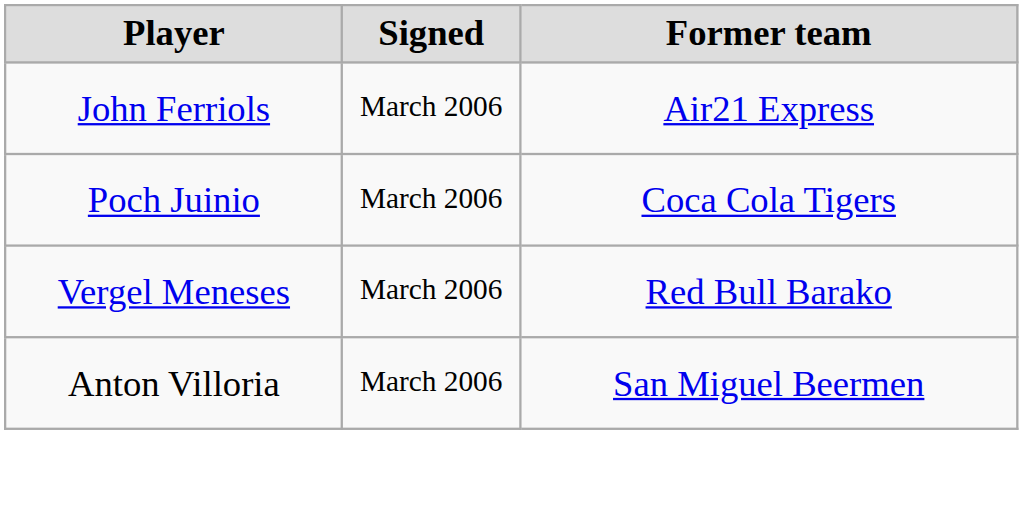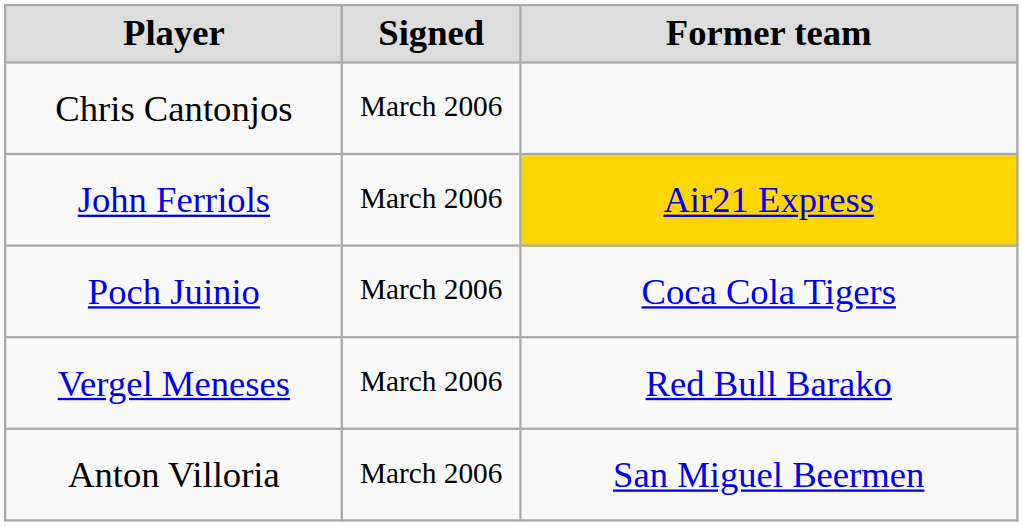+ row: (174, 108)
(769, 108) no background -> (769, 200) gold background
